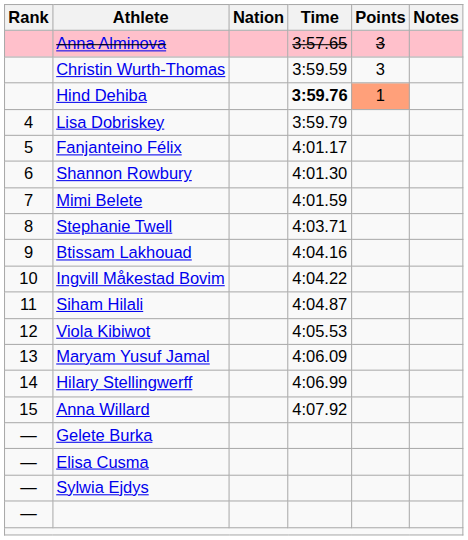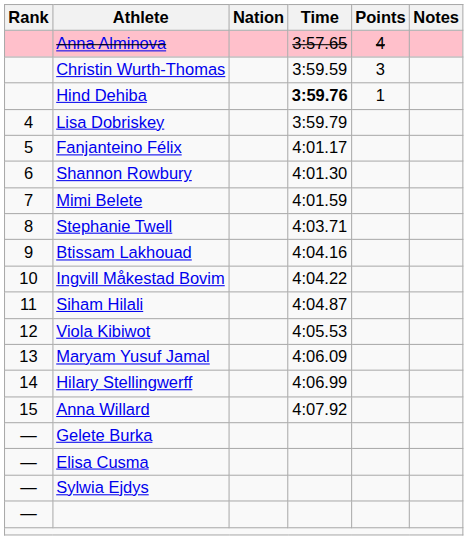(380, 43) 3 -> (380, 43) 4
(380, 95) lightsalmon background -> (380, 95) no background
